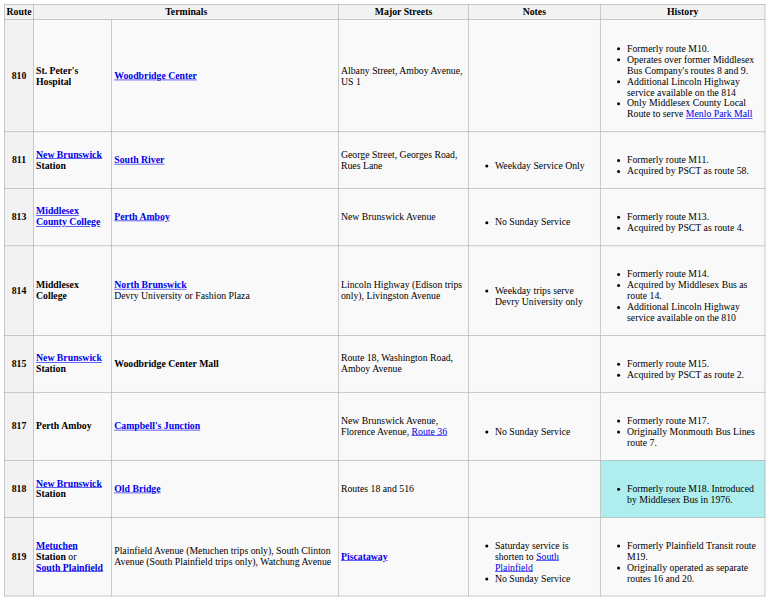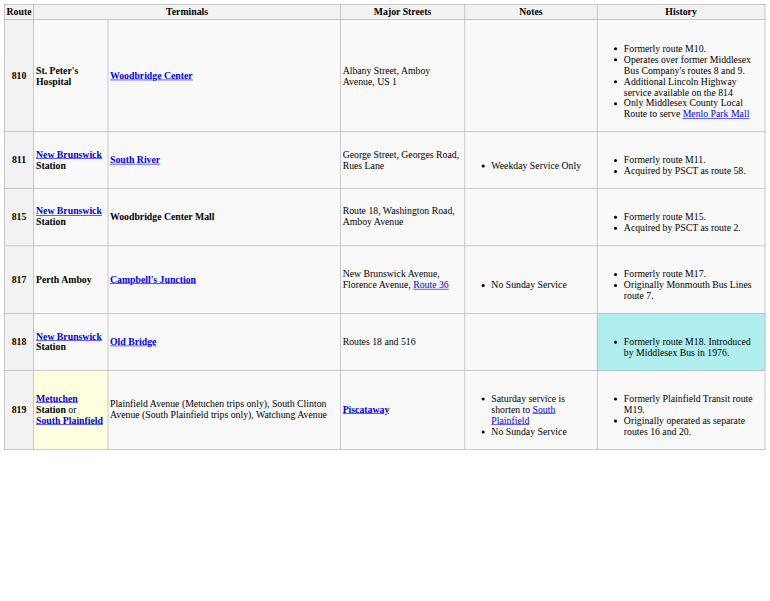- row: (19, 217)
- row: (19, 290)
(69, 556) no background -> (69, 410) lightyellow background
